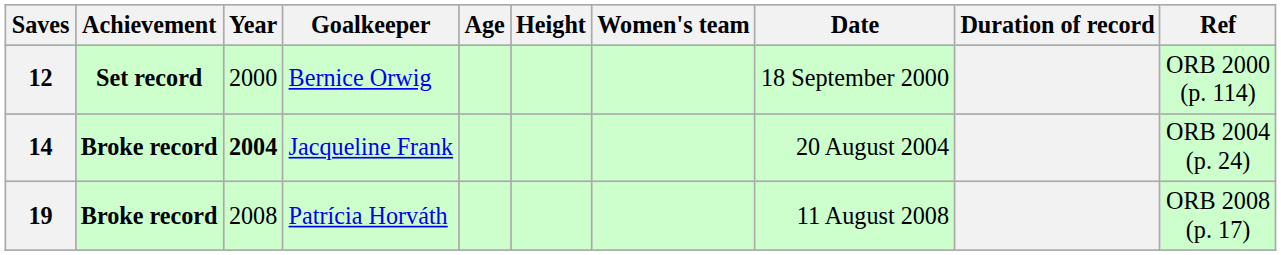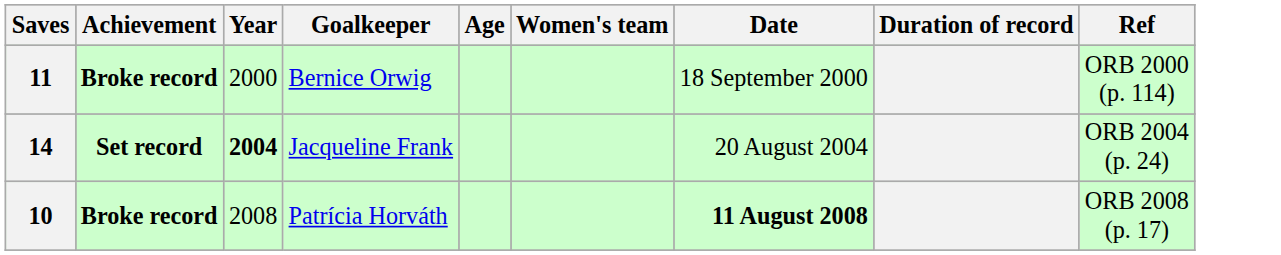- column: (551, 24)
(41, 79) 12 -> (41, 79) 11
(149, 79) Set record -> (149, 79) Broke record
(149, 147) Broke record -> (149, 147) Set record
(41, 215) 19 -> (41, 215) 10
(873, 215) normal -> (790, 215) bold
